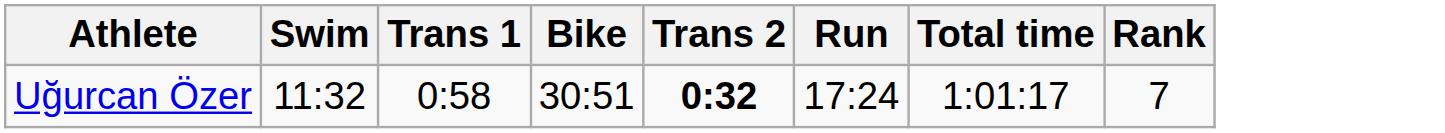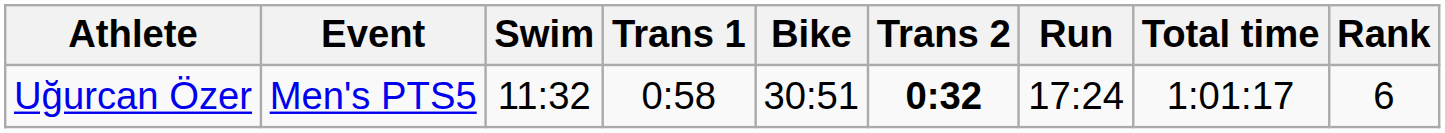+ column: (373, 34)
(1159, 95) 7 -> (1384, 95) 6
